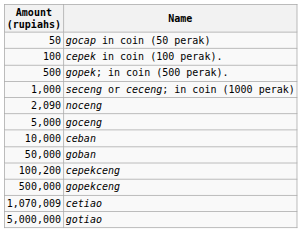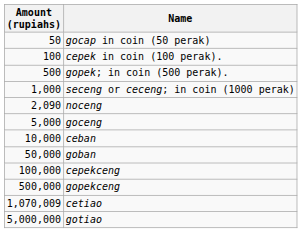(40, 171) 100,200 -> (40, 171) 100,000
